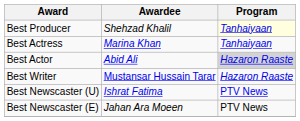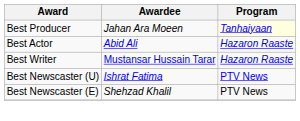(137, 28) Shehzad Khalil -> (143, 28) Jahan Ara Moeen
- row: (35, 44)
(257, 60) lightgrey background -> (257, 44) no background
(143, 108) Jahan Ara Moeen -> (137, 92) Shehzad Khalil
